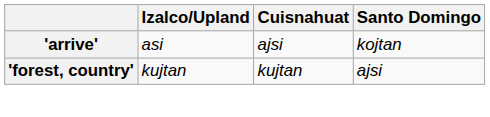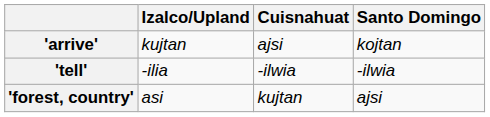(152, 44) asi -> (164, 44) kujtan
+ row: (71, 71)
(164, 71) kujtan -> (152, 97) asi
